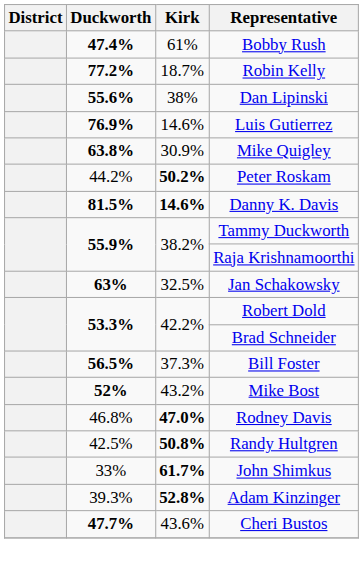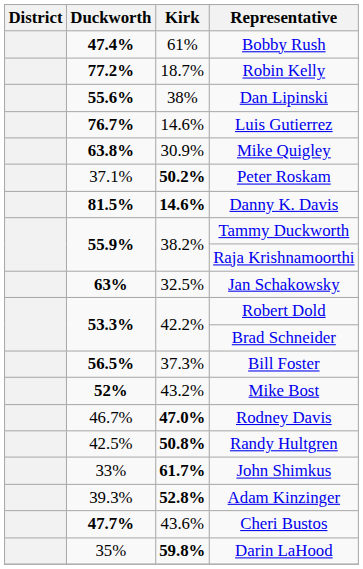(111, 124) 76.9% -> (111, 124) 76.7%
(111, 177) 44.2% -> (111, 177) 37.1%
(111, 417) 46.8% -> (111, 417) 46.7%
+ row: (284, 550)
